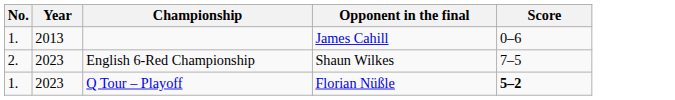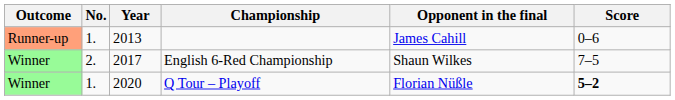+ column: (43, 15)
(50, 60) 2023 -> (127, 60) 2017
(50, 83) 2023 -> (127, 83) 2020
